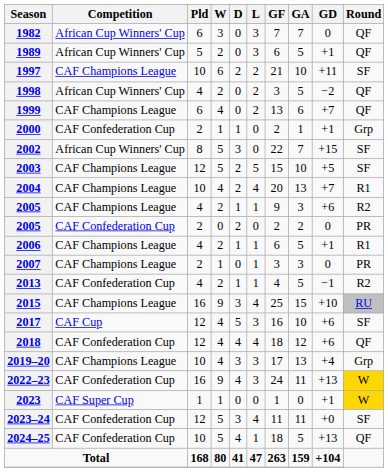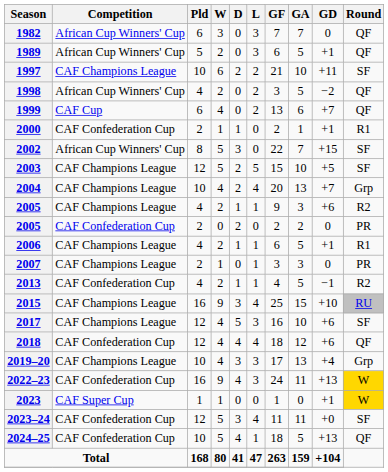(116, 110) CAF Champions League -> (79, 110) CAF Cup
(364, 129) Grp -> (364, 129) R1
(364, 187) R1 -> (364, 187) Grp
(79, 322) CAF Cup -> (116, 322) CAF Champions League
